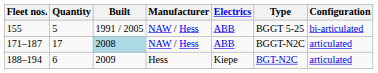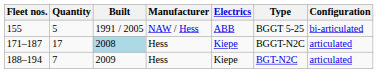(174, 44) NAW / Hess -> (158, 44) Hess
(224, 44) ABB -> (226, 44) Kiepe
(55, 60) 6 -> (55, 60) 7
